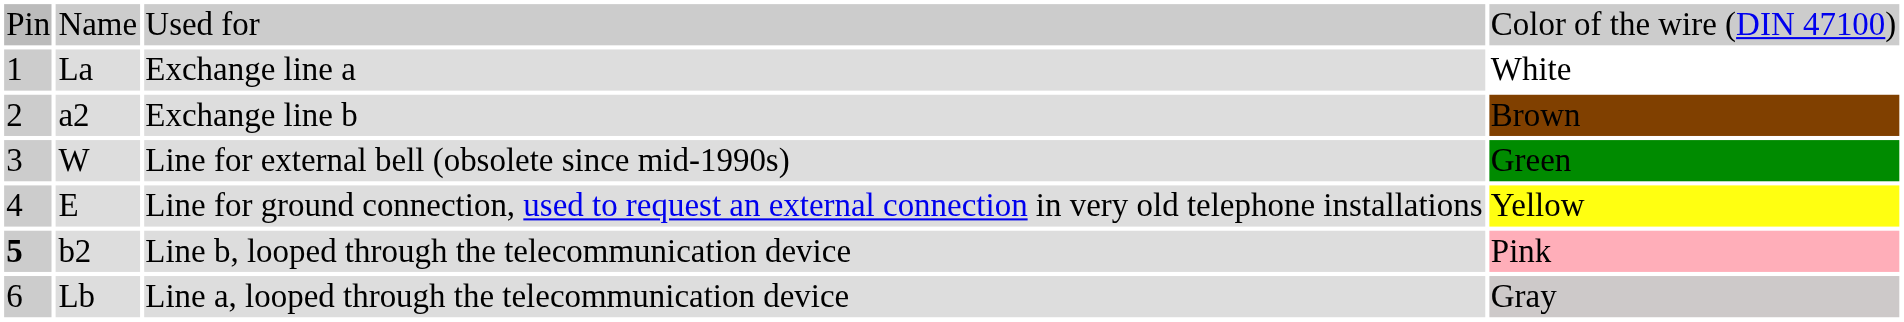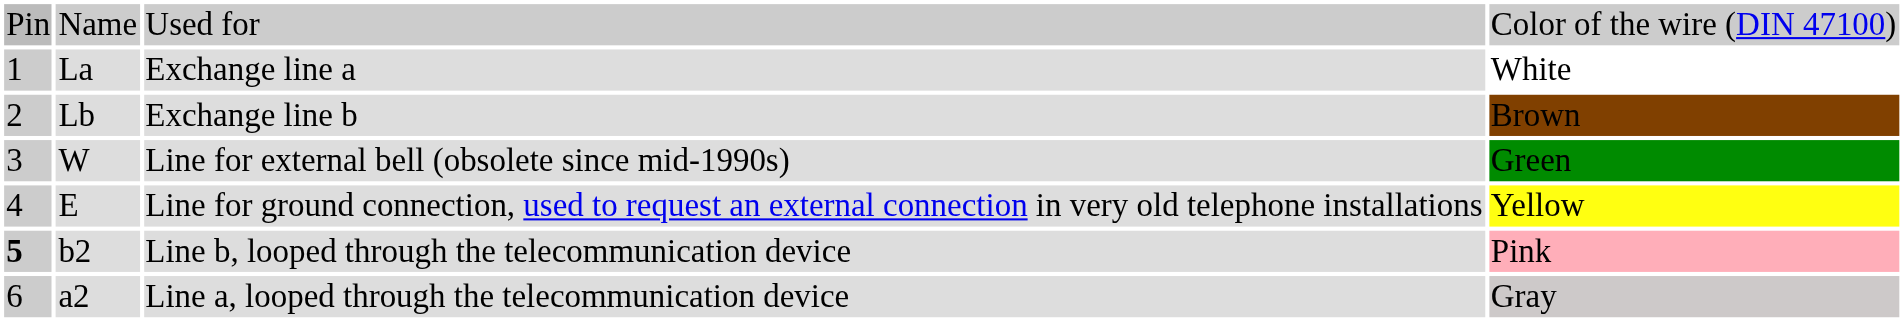(74, 114) a2 -> (77, 114) Lb
(77, 296) Lb -> (74, 296) a2
